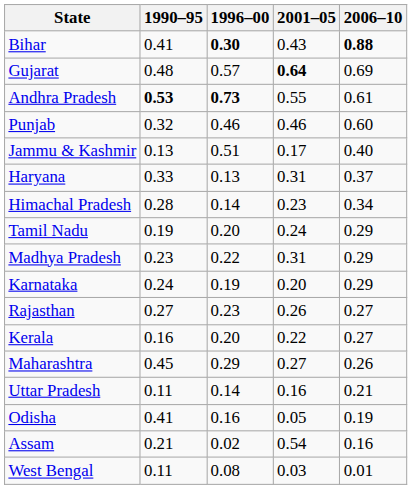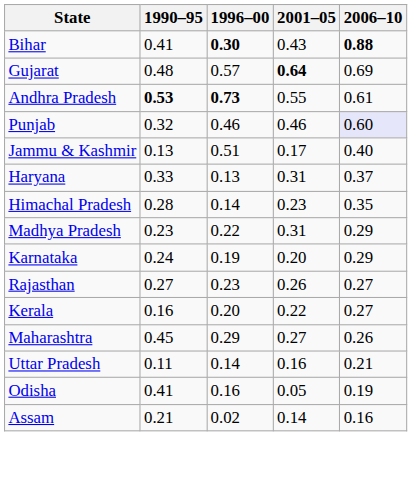(358, 124) no background -> (358, 124) lavender background
(358, 204) 0.34 -> (358, 204) 0.35
- row: (48, 230)
(292, 444) 0.54 -> (292, 417) 0.14
- row: (51, 470)
